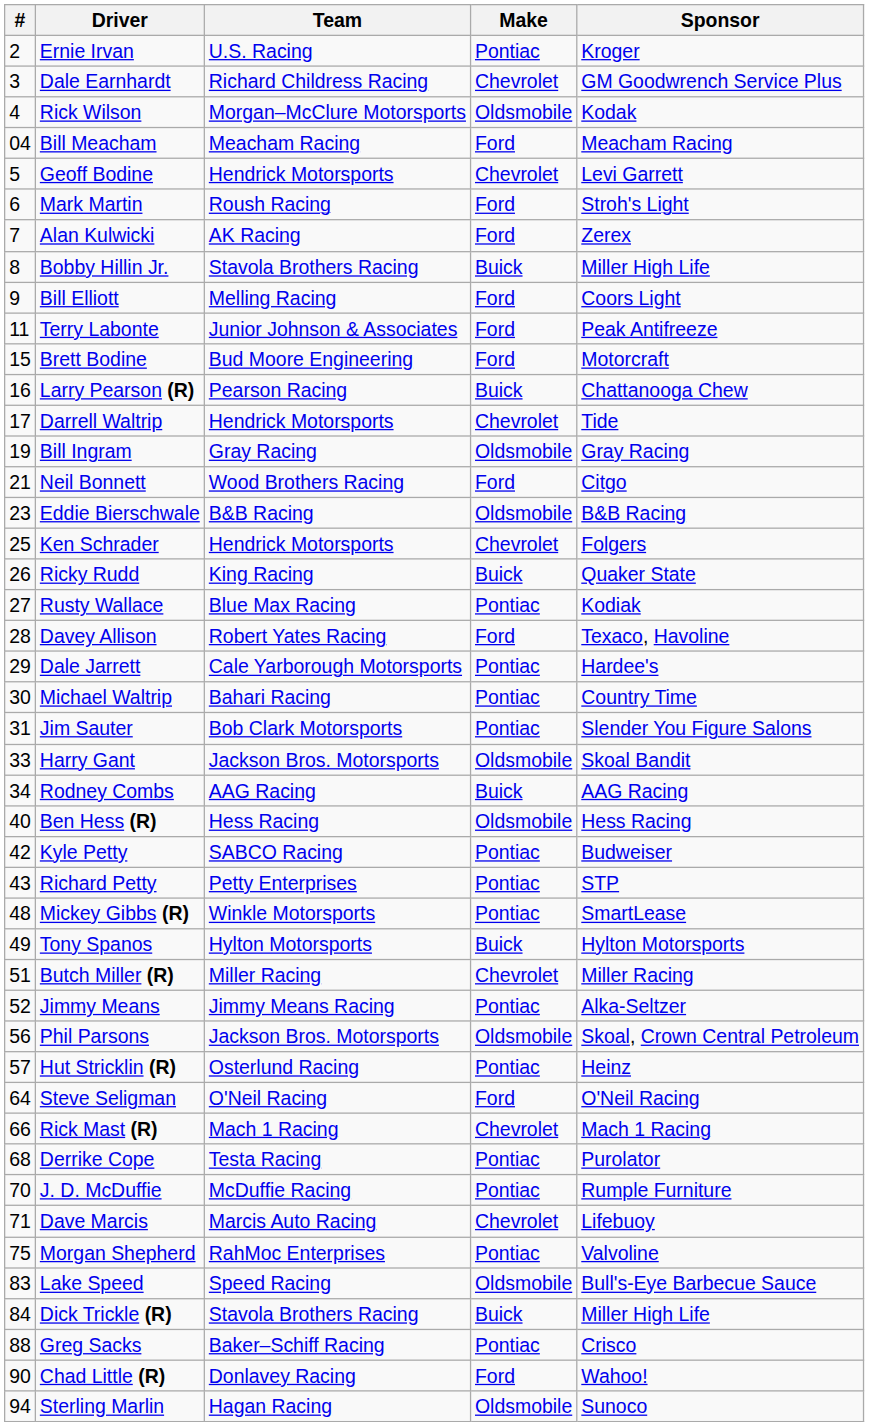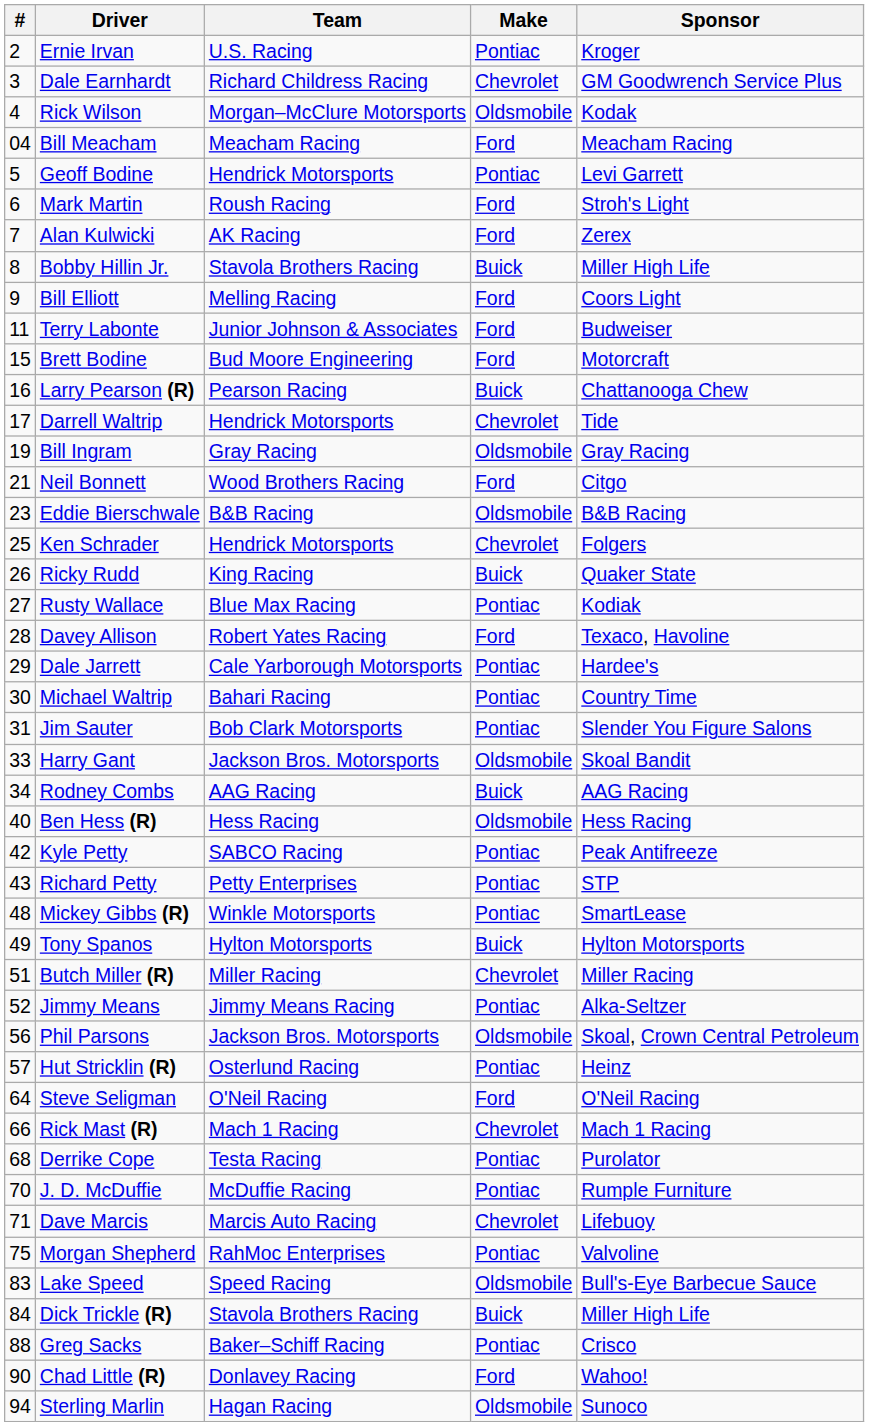(517, 174) Chevrolet -> (507, 174) Pontiac
(649, 328) Peak Antifreeze -> (627, 328) Budweiser
(627, 852) Budweiser -> (649, 852) Peak Antifreeze
